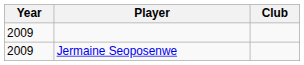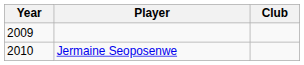(20, 51) 2009 -> (20, 51) 2010
